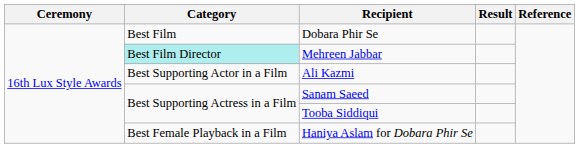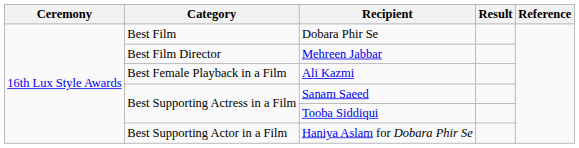(174, 53) paleturquoise background -> (174, 53) no background
(207, 73) Best Supporting Actor in a Film -> (207, 73) Best Female Playback in a Film
(207, 133) Best Female Playback in a Film -> (207, 133) Best Supporting Actor in a Film
